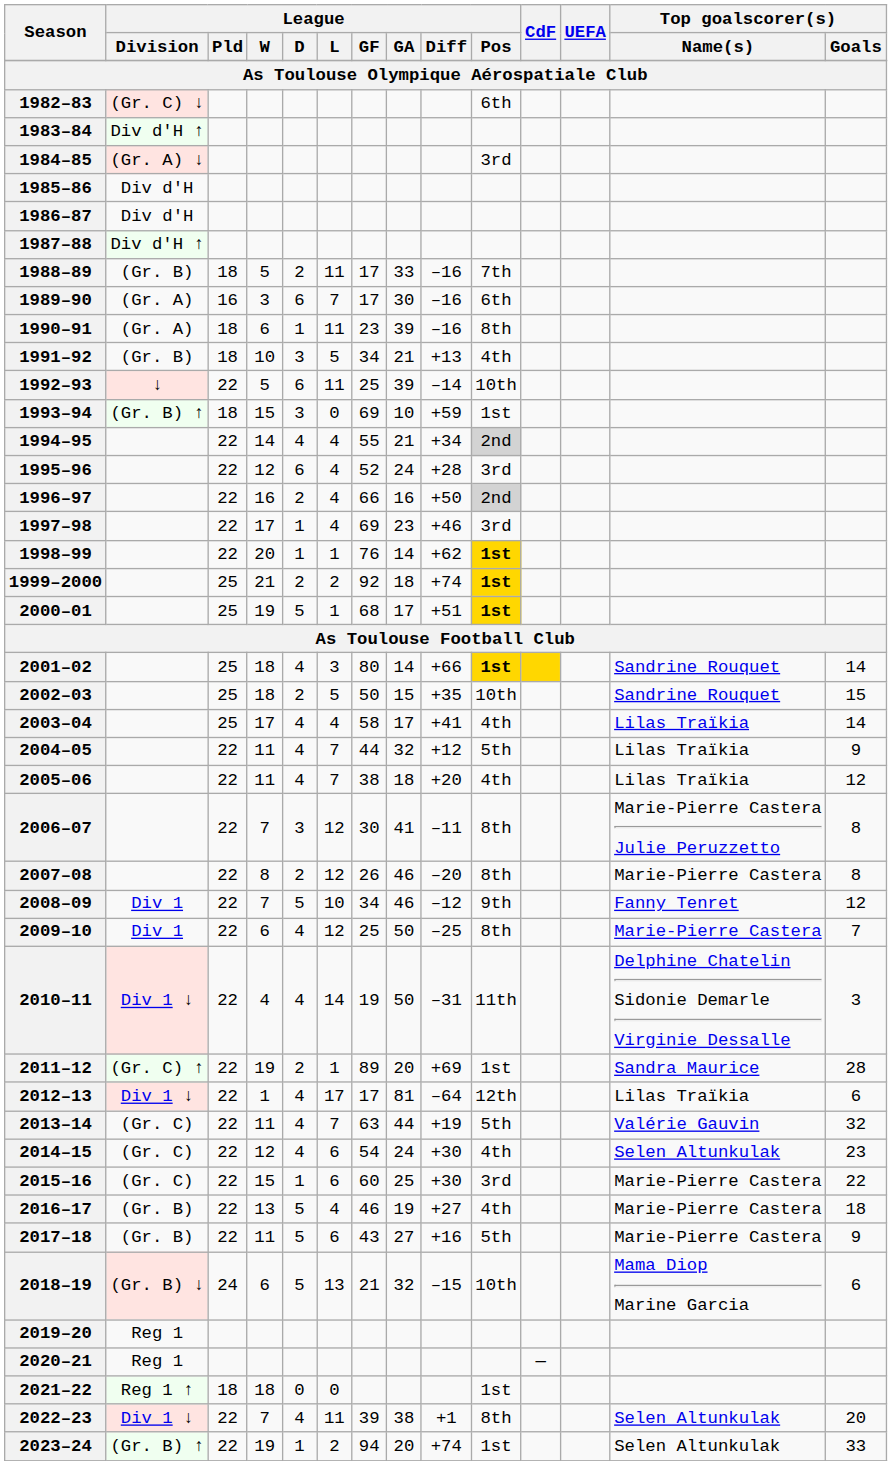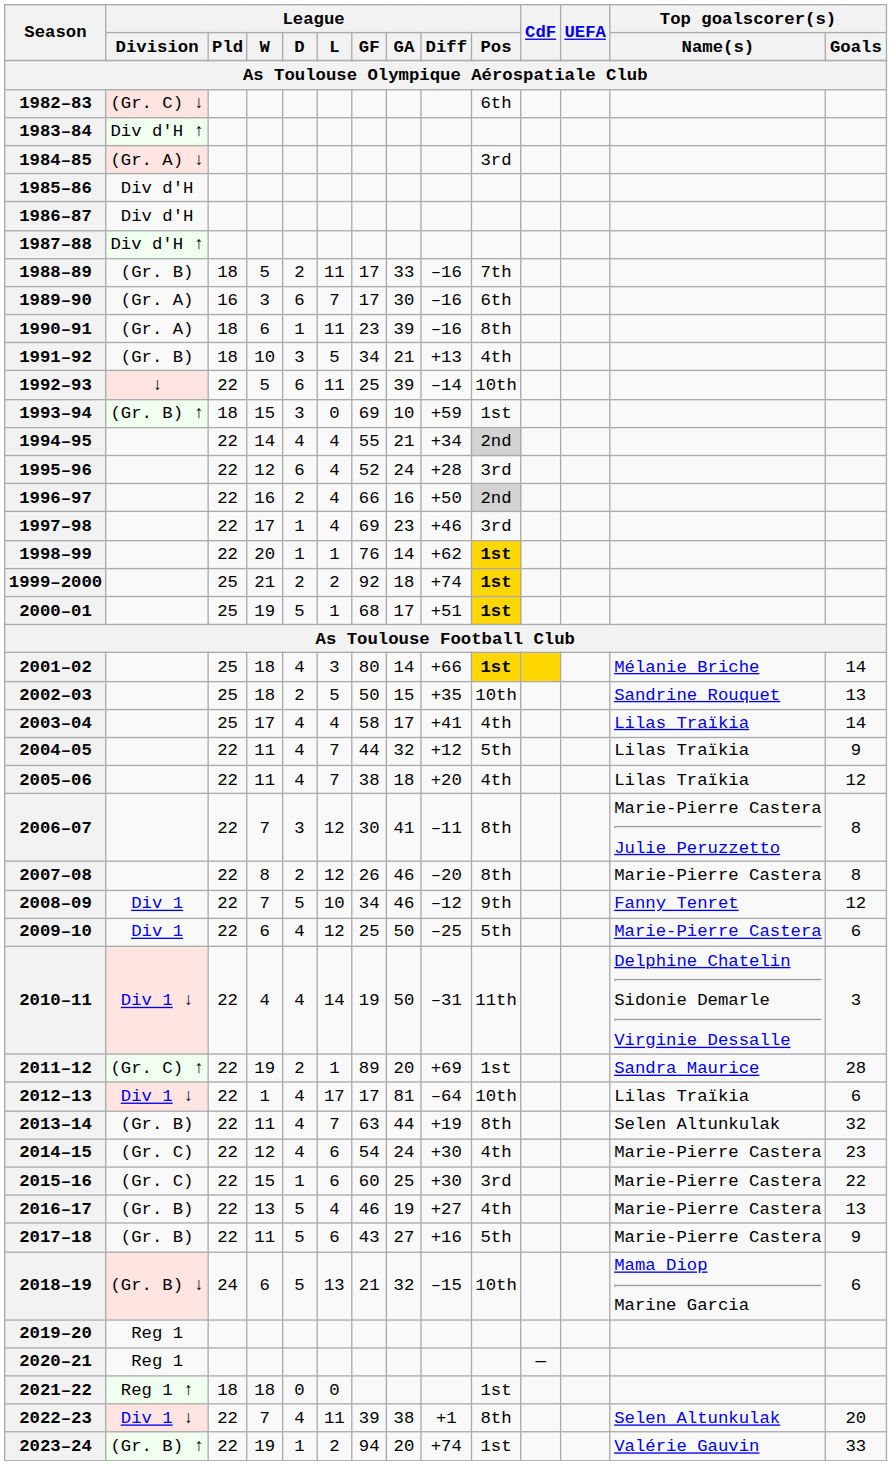(697, 667) Sandrine Rouquet -> (687, 667) Mélanie Briche
(856, 695) 15 -> (856, 695) 13
(496, 932) 8th -> (496, 932) 5th
(856, 932) 7 -> (856, 932) 6
(496, 1097) 12th -> (496, 1097) 10th
(157, 1125) (Gr. C) -> (157, 1125) (Gr. B)
(496, 1125) 5th -> (496, 1125) 8th
(687, 1125) Valérie Gauvin -> (697, 1125) Selen Altunkulak
(697, 1153) Selen Altunkulak -> (718, 1153) Marie-Pierre Castera
(856, 1209) 18 -> (856, 1209) 13
(697, 1446) Selen Altunkulak -> (687, 1446) Valérie Gauvin
